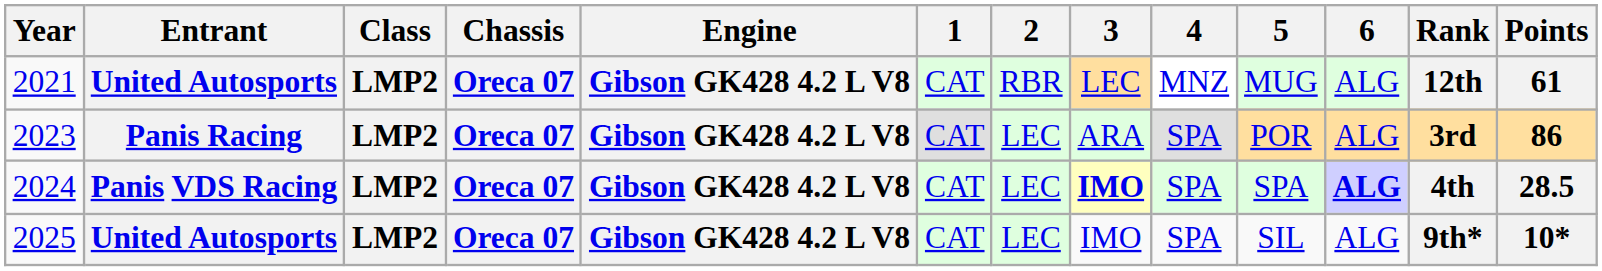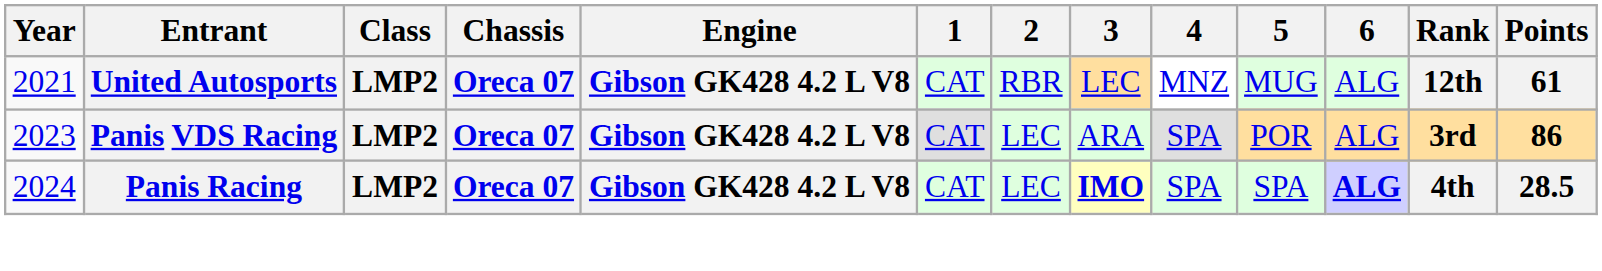(214, 134) Panis Racing -> (214, 134) Panis VDS Racing
(214, 186) Panis VDS Racing -> (214, 186) Panis Racing
- row: (44, 238)
